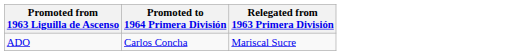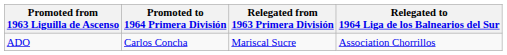+ column: (419, 19)
